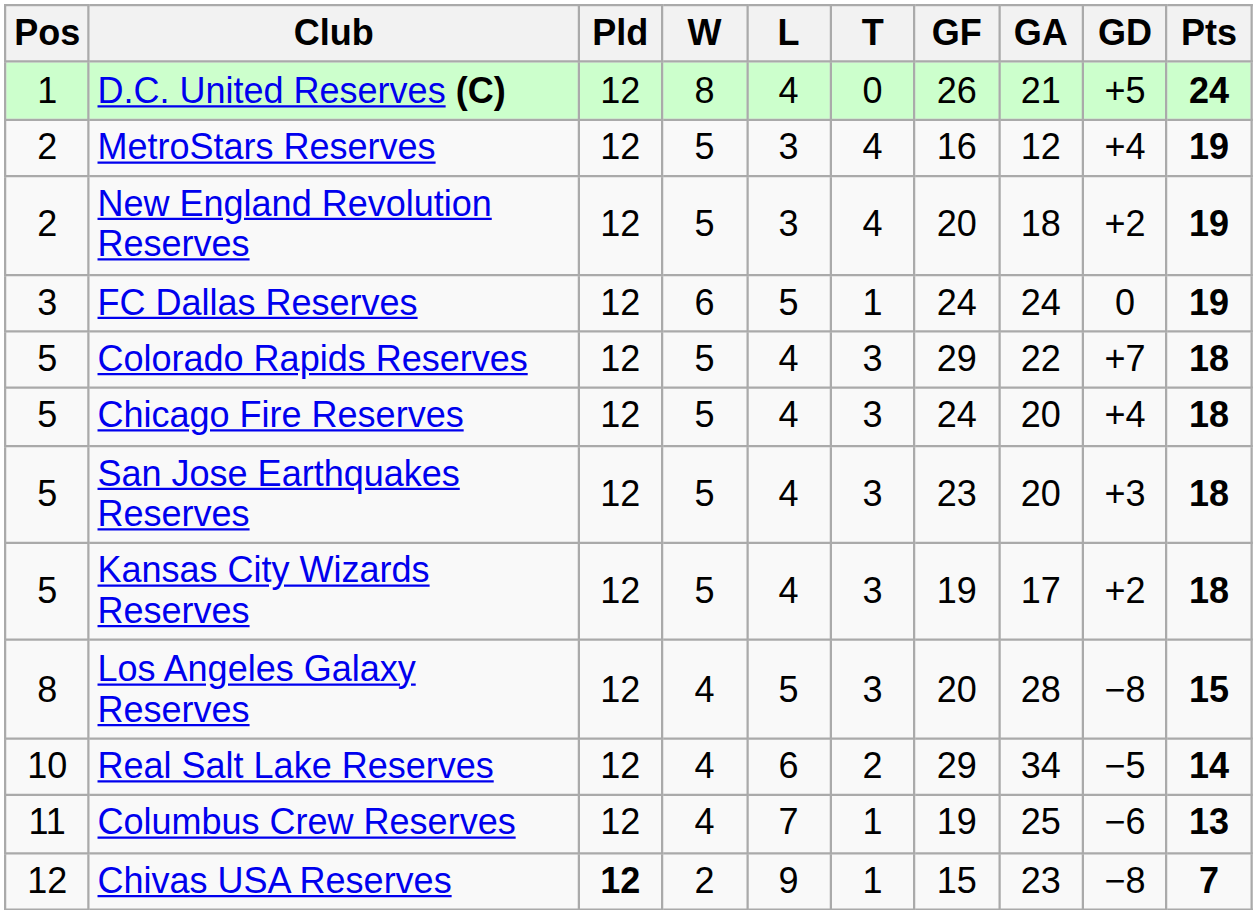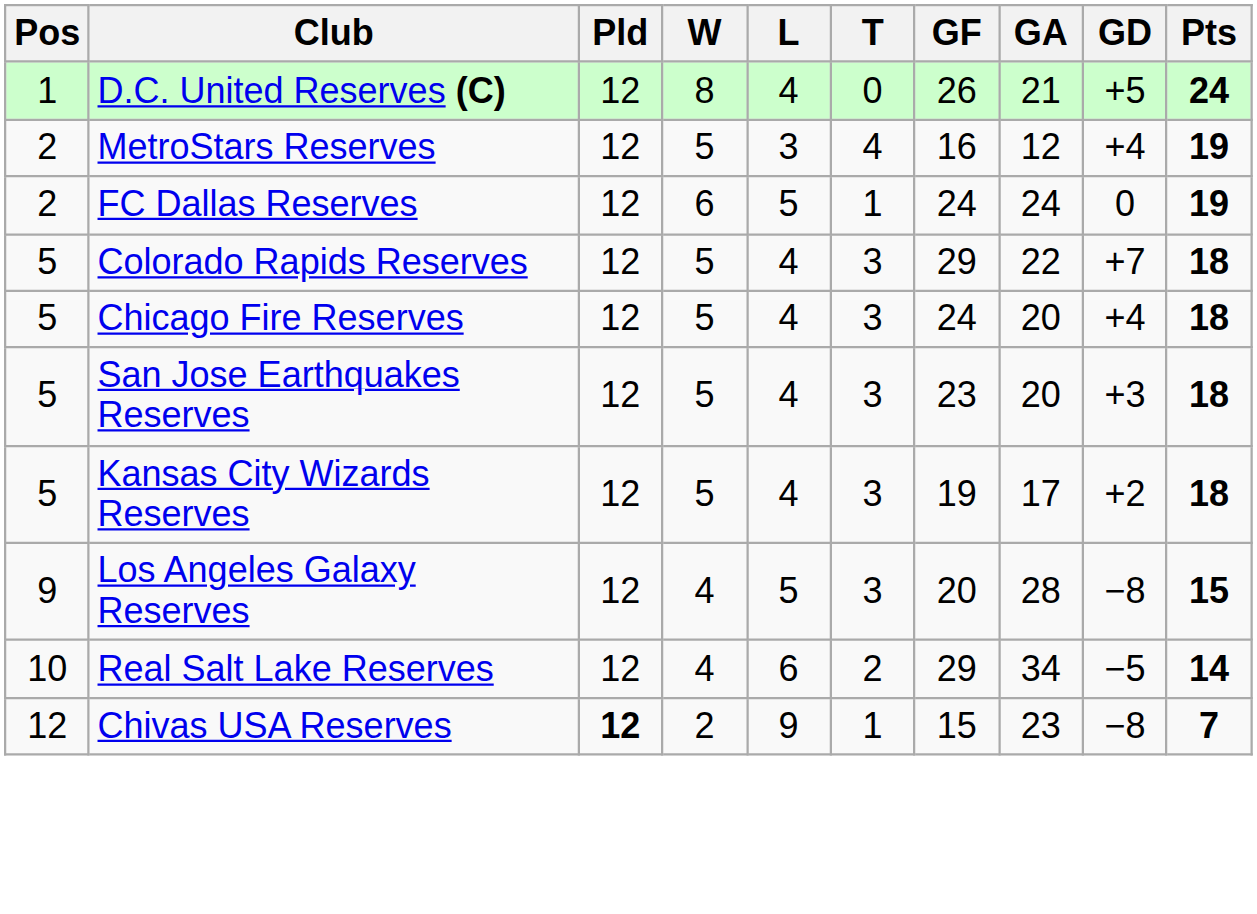- row: (295, 224)
(47, 301) 3 -> (47, 204) 2
(47, 688) 8 -> (47, 591) 9
- row: (307, 823)
